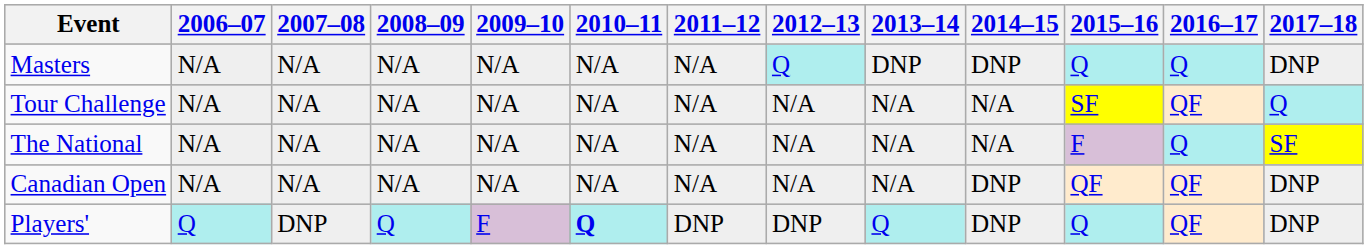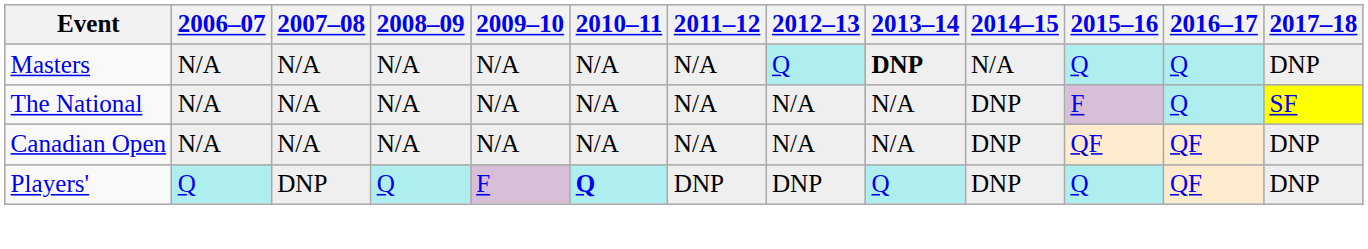(897, 64) normal -> (897, 64) bold
(996, 64) DNP -> (993, 64) N/A
- row: (88, 104)
(993, 143) N/A -> (996, 104) DNP
